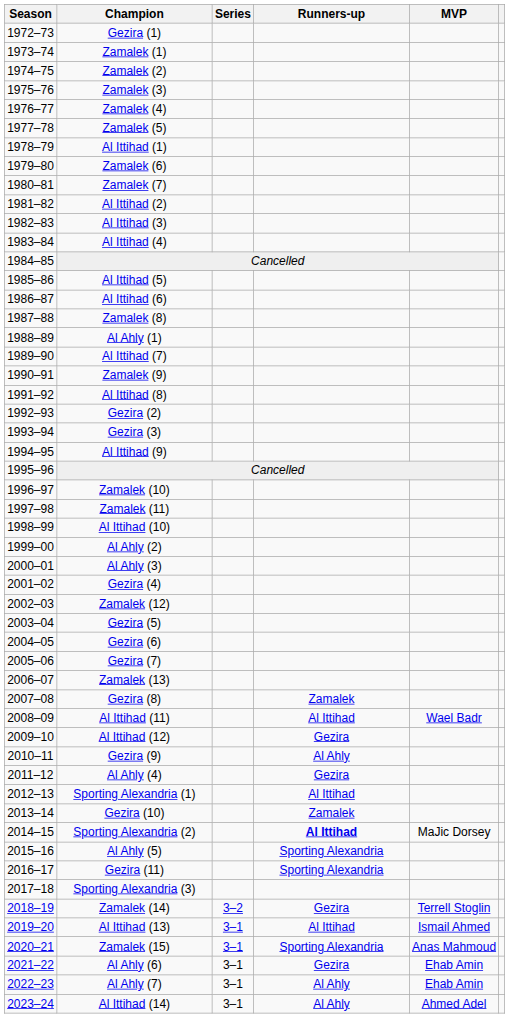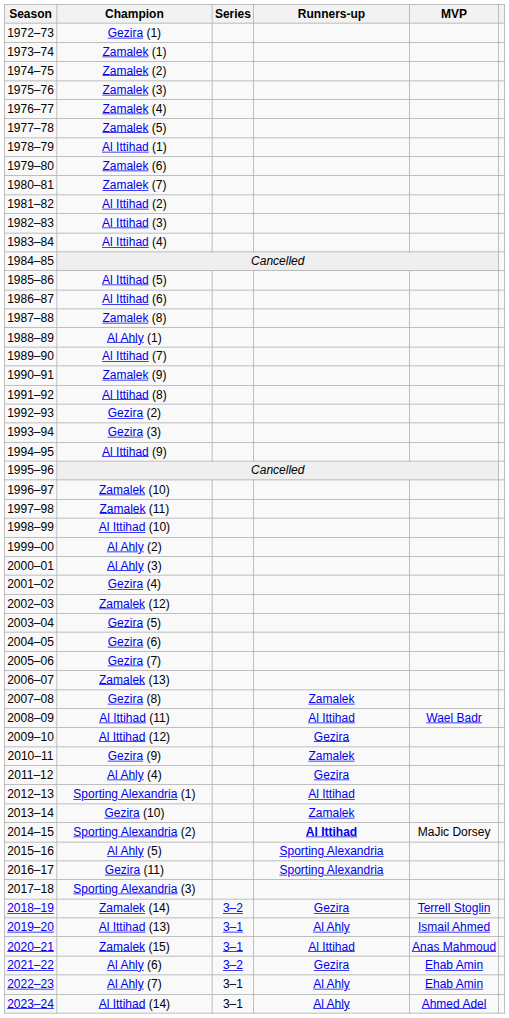(331, 756) Al Ahly -> (331, 756) Zamalek
(331, 927) Al Ittihad -> (331, 927) Al Ahly
(331, 946) Sporting Alexandria -> (331, 946) Al Ittihad
(233, 965) 3–1 -> (233, 965) 3–2
